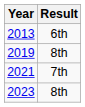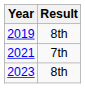- row: (21, 33)
